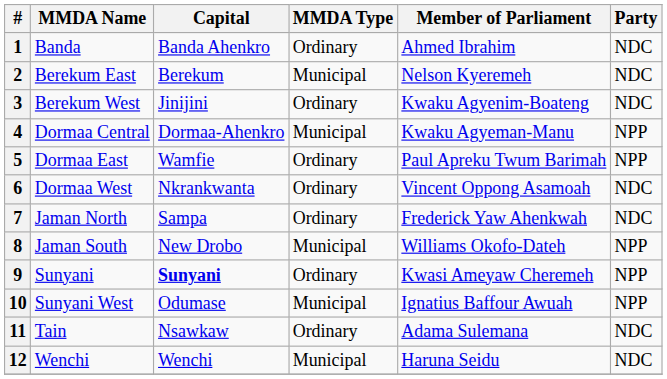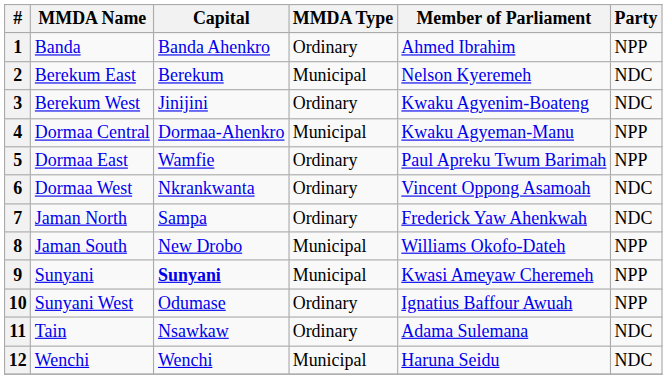(634, 47) NDC -> (631, 47) NPP
(325, 274) Ordinary -> (330, 274) Municipal
(330, 302) Municipal -> (325, 302) Ordinary
